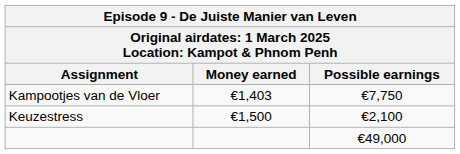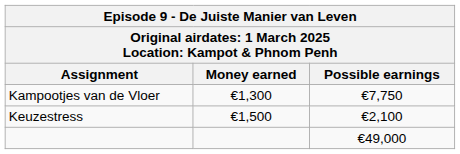(251, 95) €1,403 -> (251, 95) €1,300
